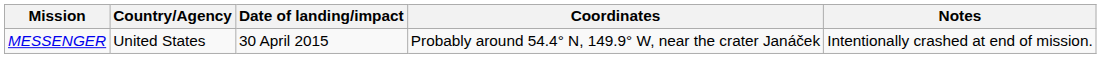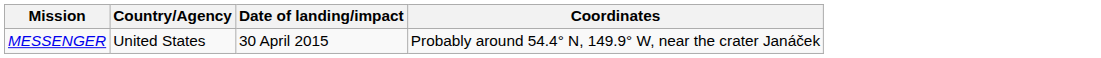- column: (960, 16)
